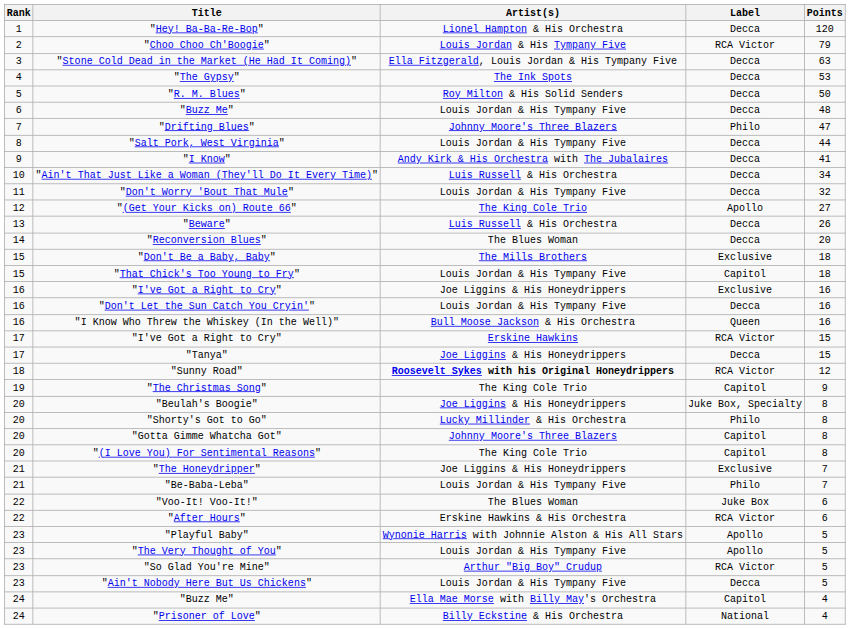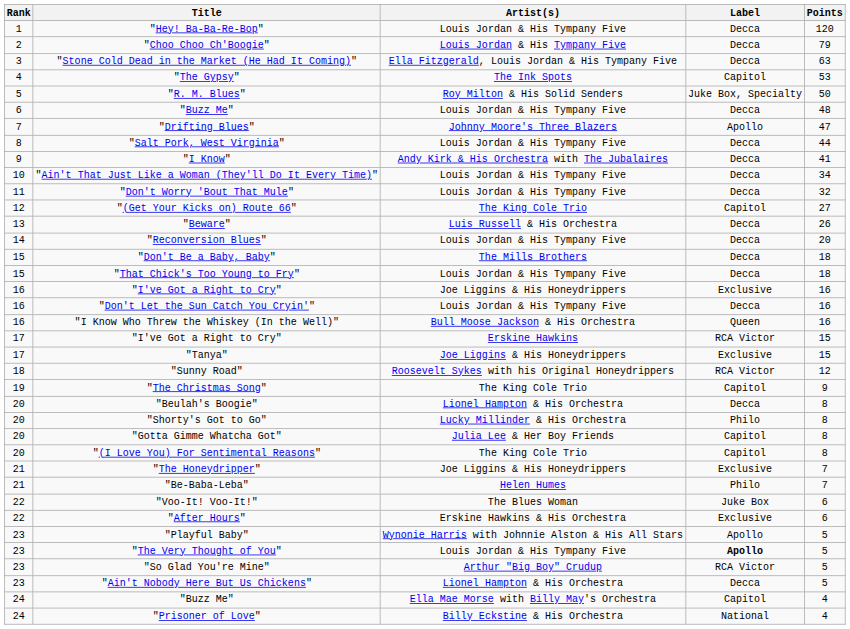(533, 29) Lionel Hampton & His Orchestra -> (533, 29) Louis Jordan & His Tympany Five
(745, 45) RCA Victor -> (745, 45) Decca
(745, 78) Decca -> (745, 78) Capitol
(745, 94) Decca -> (745, 94) Juke Box, Specialty
(745, 127) Philo -> (745, 127) Apollo
(533, 176) Luis Russell & His Orchestra -> (533, 176) Louis Jordan & His Tympany Five
(745, 208) Apollo -> (745, 208) Capitol
(533, 241) The Blues Woman -> (533, 241) Louis Jordan & His Tympany Five
(745, 257) Exclusive -> (745, 257) Decca
(745, 274) Capitol -> (745, 274) Decca
(745, 355) Decca -> (745, 355) Exclusive
(533, 371) bold -> (533, 371) normal
(533, 404) Joe Liggins & His Honeydrippers -> (533, 404) Lionel Hampton & His Orchestra
(745, 404) Juke Box, Specialty -> (745, 404) Decca
(533, 437) Johnny Moore's Three Blazers -> (533, 437) Julia Lee & Her Boy Friends
(533, 486) Louis Jordan & His Tympany Five -> (533, 486) Helen Humes
(745, 518) RCA Victor -> (745, 518) Exclusive
(745, 551) normal -> (745, 551) bold
(533, 584) Louis Jordan & His Tympany Five -> (533, 584) Lionel Hampton & His Orchestra
